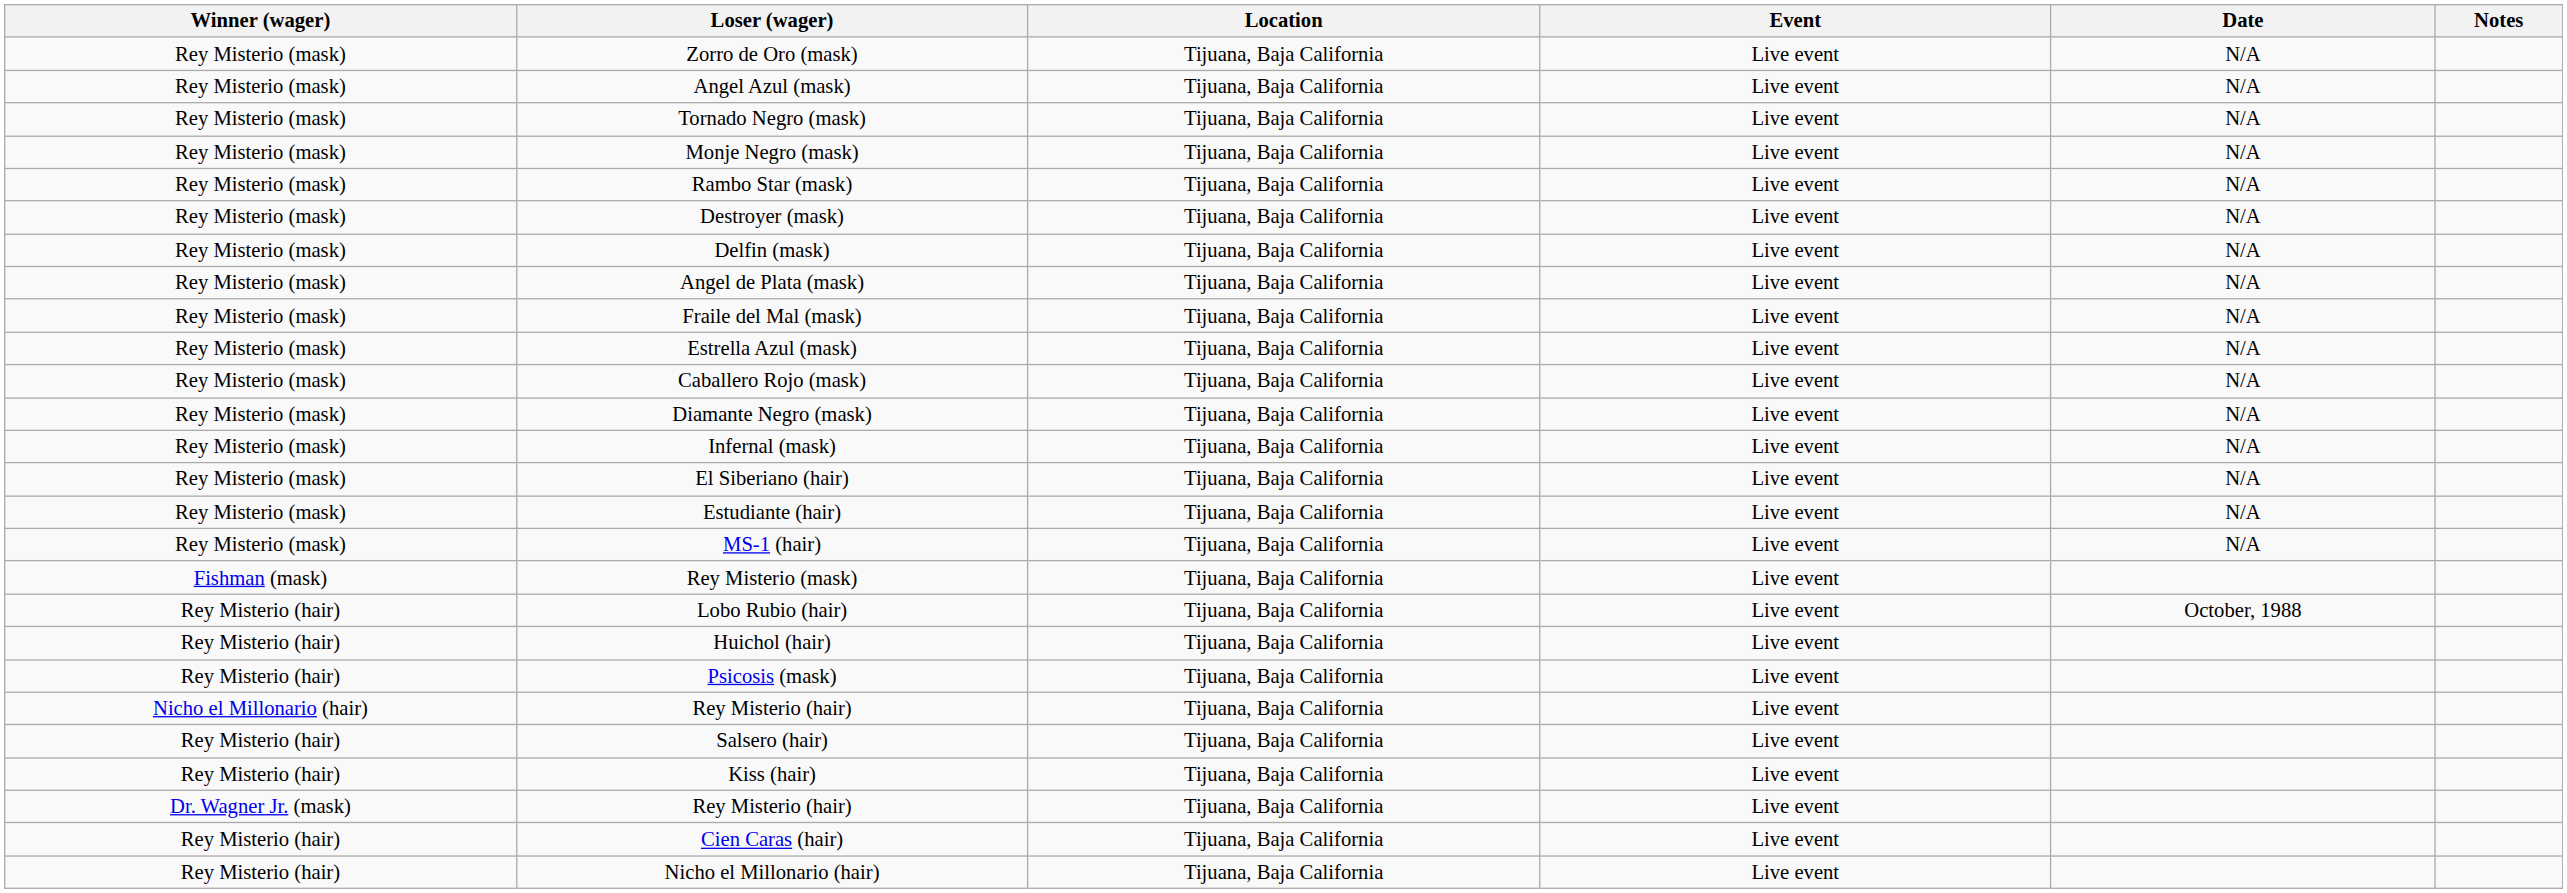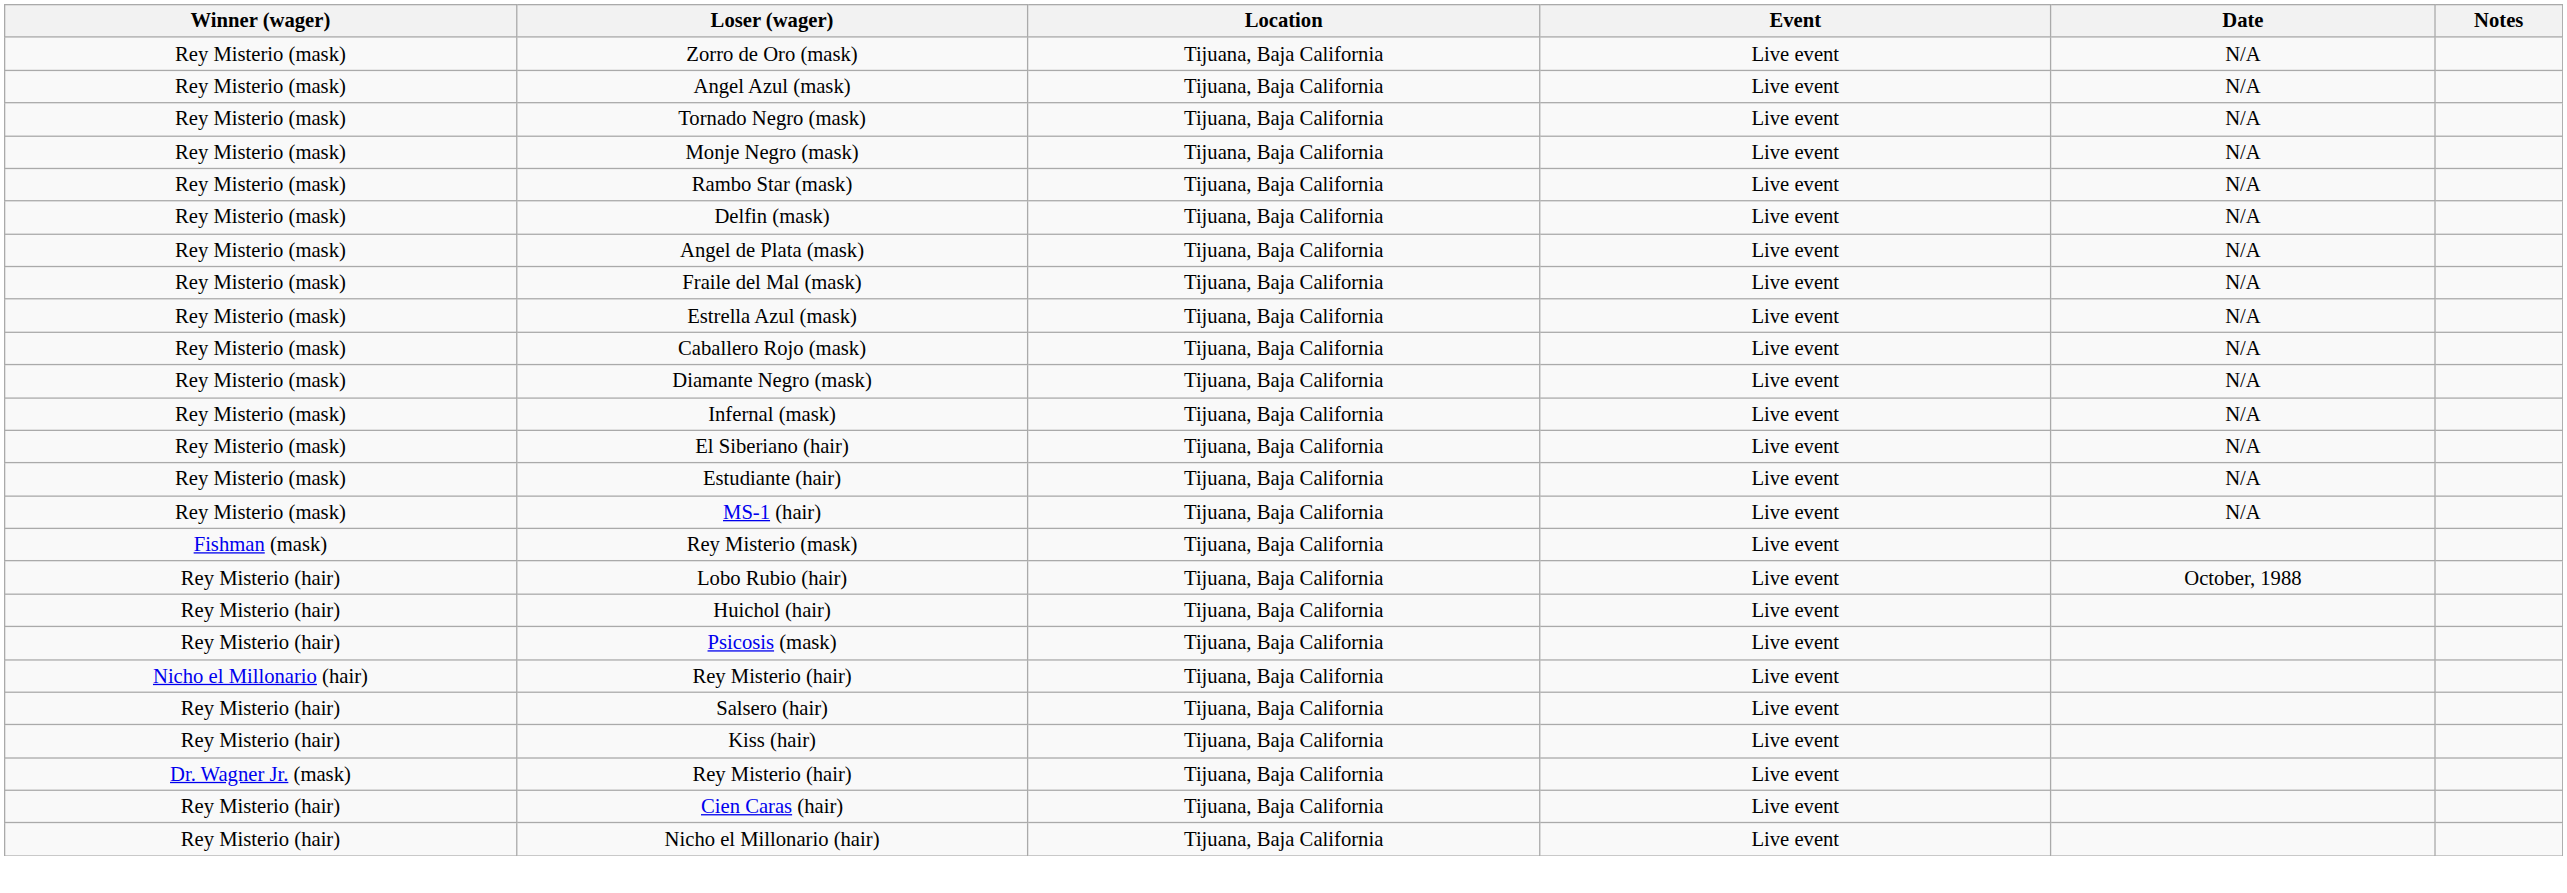- row: (260, 217)
